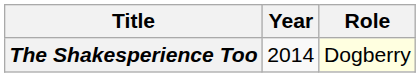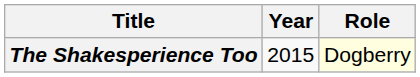(291, 54) 2014 -> (291, 54) 2015
